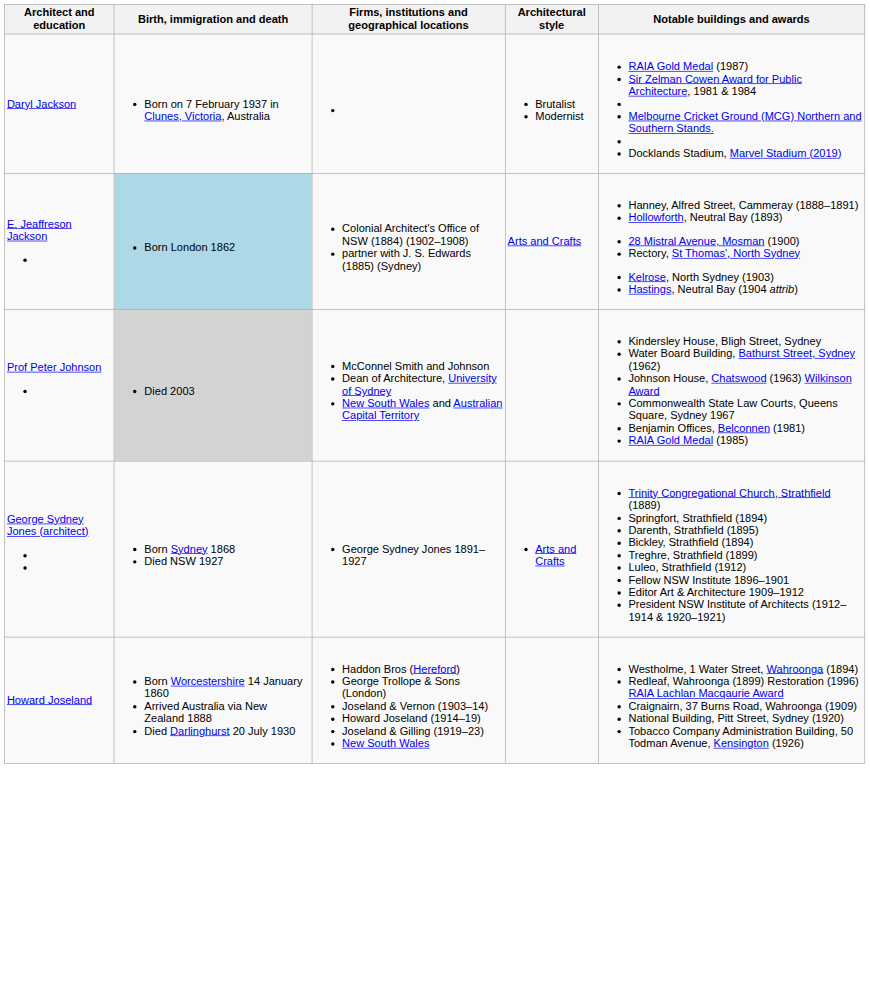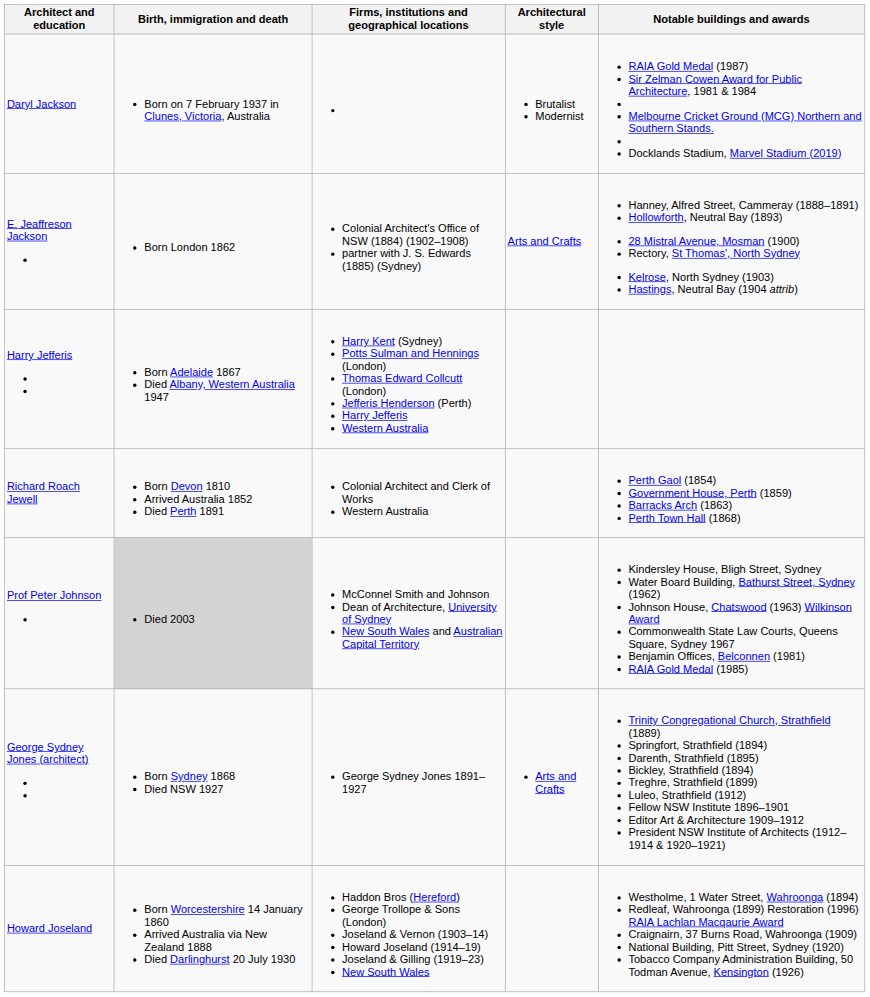(213, 248) lightblue background -> (213, 248) no background
+ row: (59, 373)
+ row: (43, 493)
